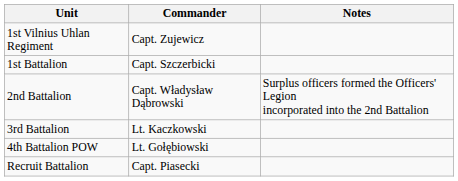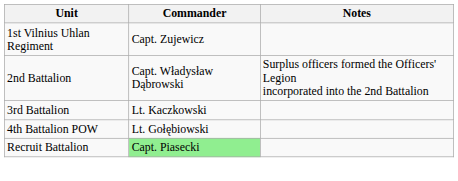- row: (37, 64)
(166, 166) no background -> (166, 147) lightgreen background
